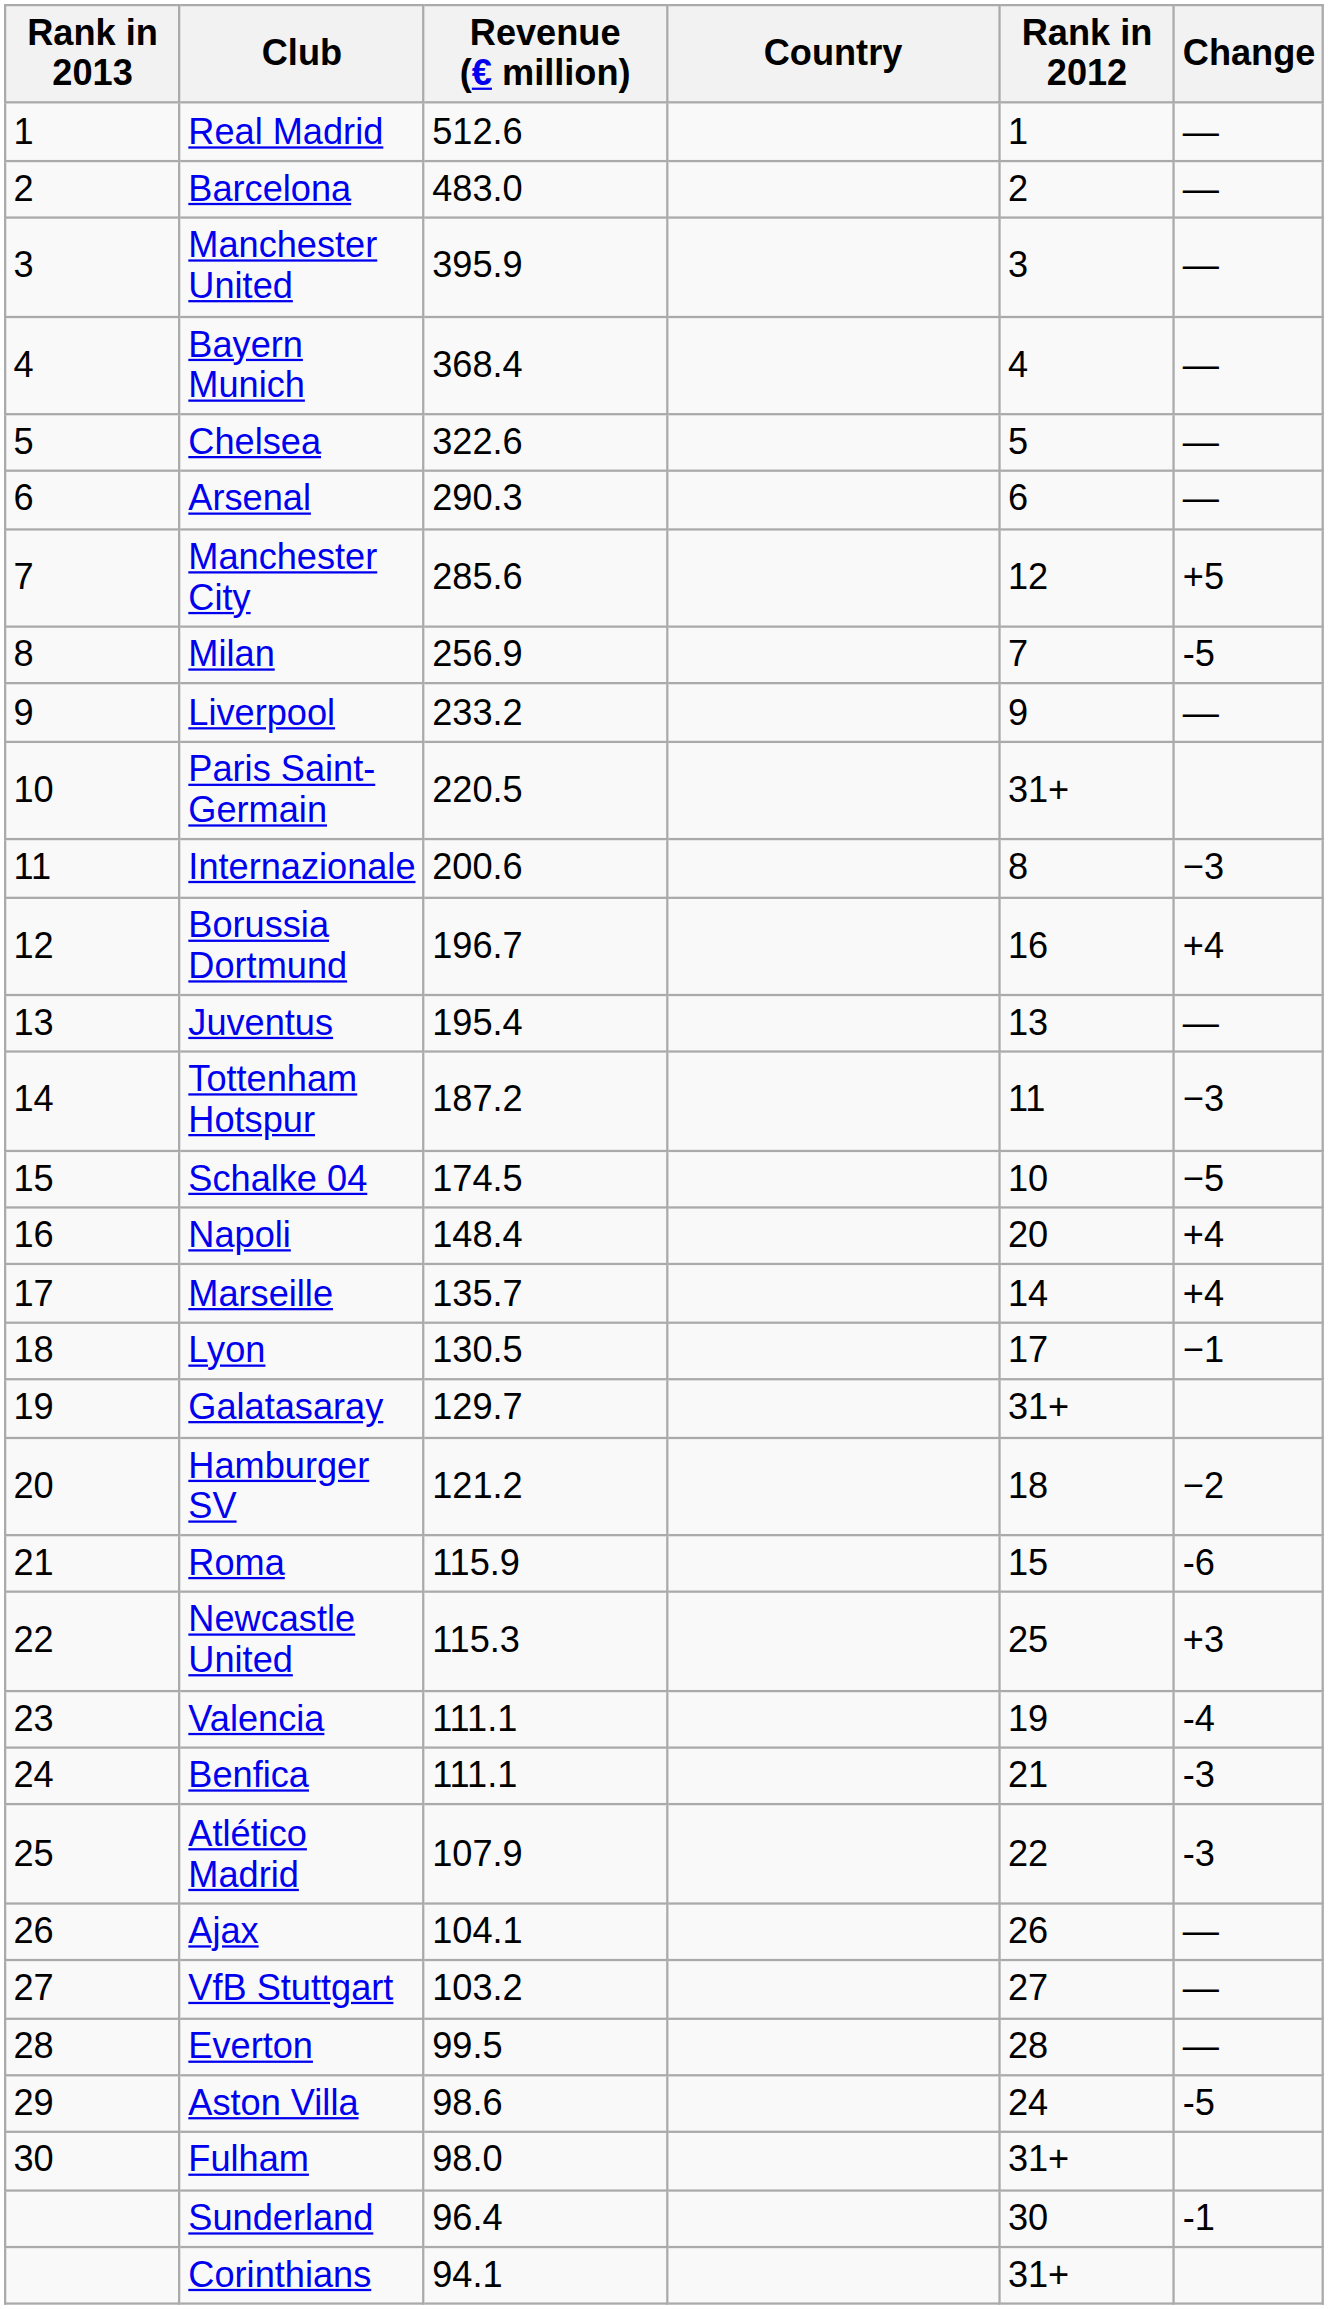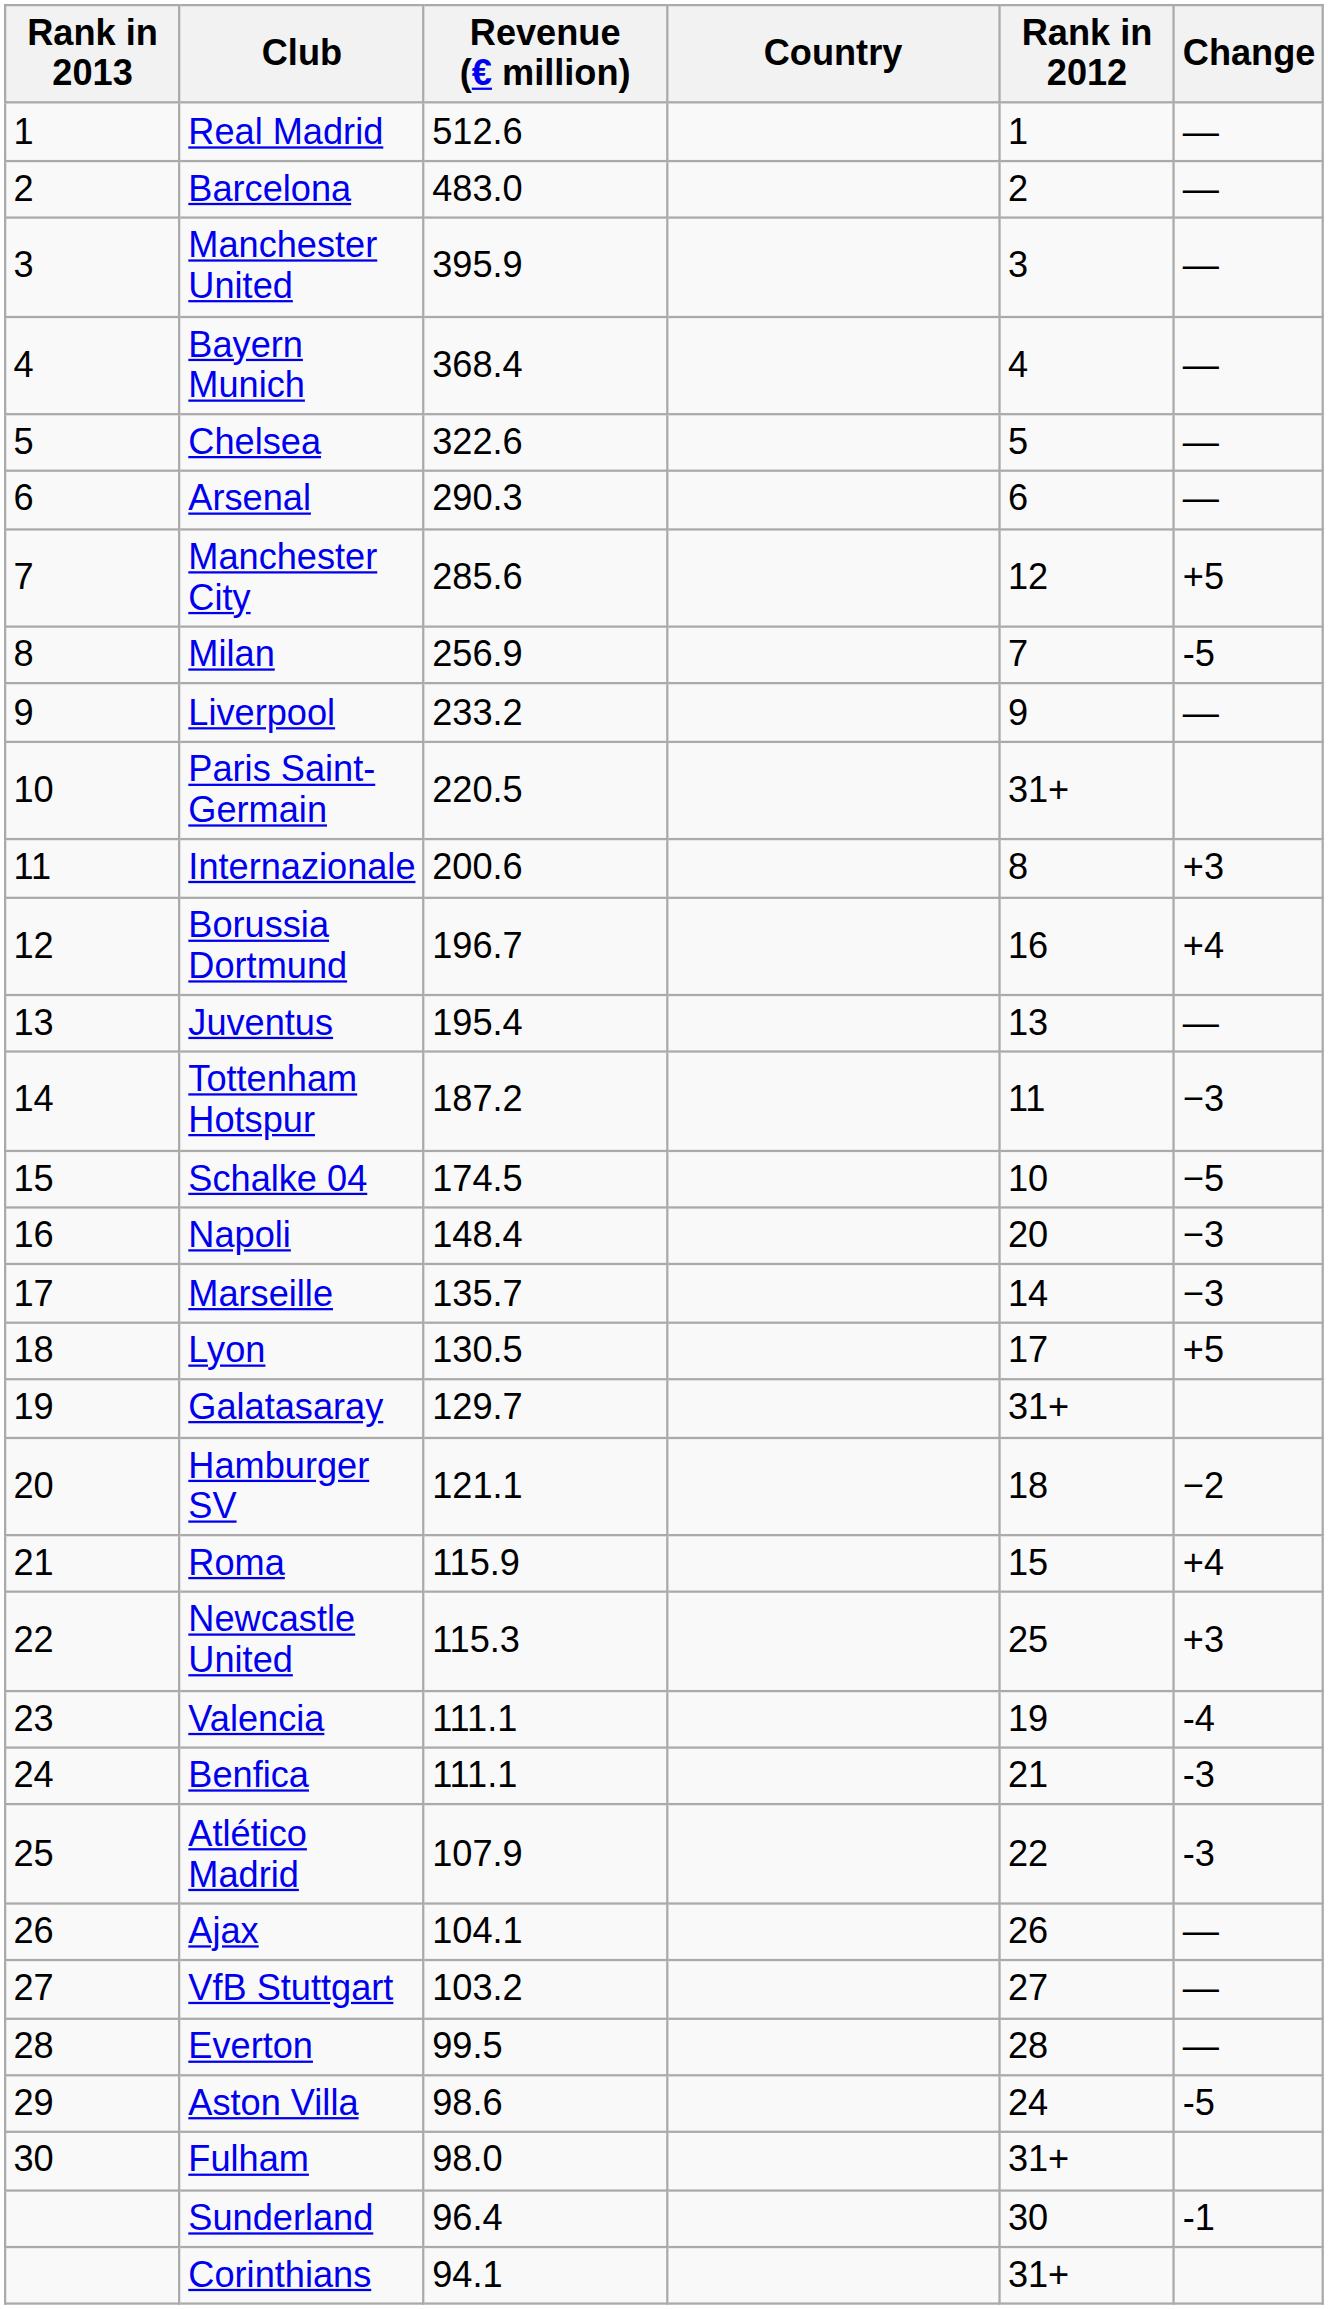(1203, 867) −3 -> (1203, 867) +3
(1203, 1235) +4 -> (1203, 1235) −3
(1203, 1292) +4 -> (1203, 1292) −3
(1203, 1350) −1 -> (1203, 1350) +5
(477, 1485) 121.2 -> (477, 1485) 121.1
(1199, 1562) -6 -> (1203, 1562) +4
